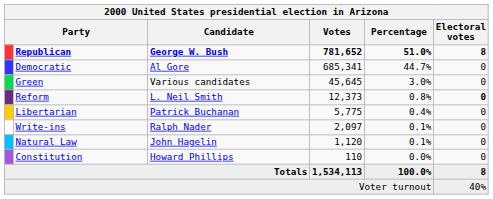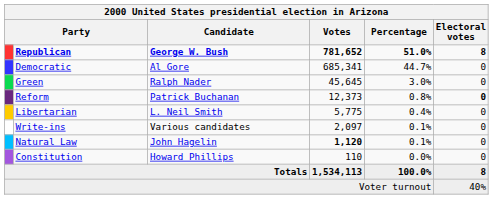(200, 83) Various candidates -> (181, 83) Ralph Nader
(186, 97) L. Neil Smith -> (195, 97) Patrick Buchanan
(195, 112) Patrick Buchanan -> (186, 112) L. Neil Smith
(181, 127) Ralph Nader -> (200, 127) Various candidates
(348, 142) normal -> (348, 142) bold
